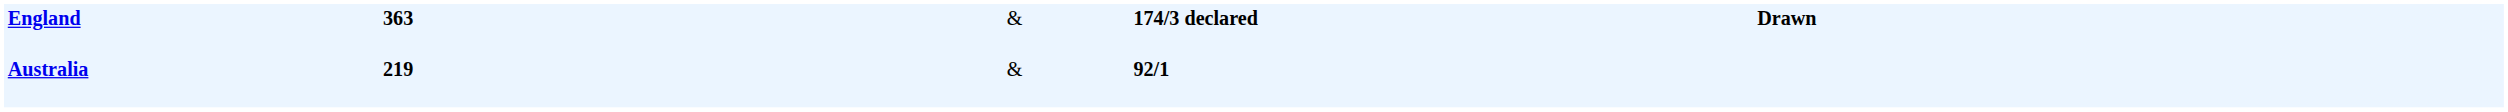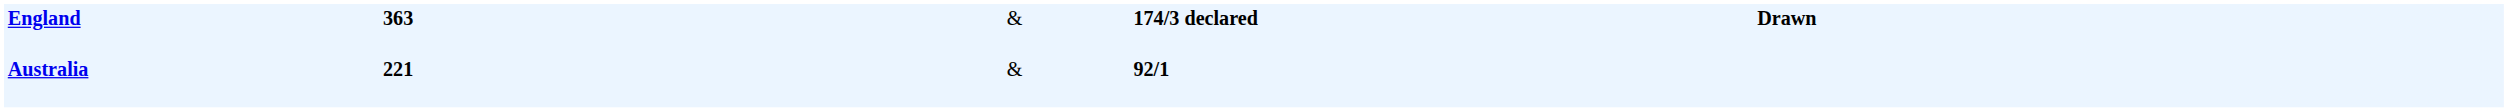(398, 69) 219 -> (398, 69) 221
